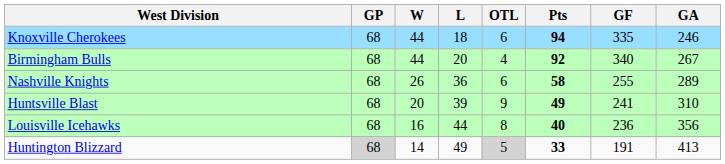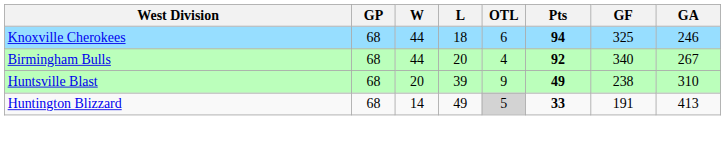(623, 37) 335 -> (623, 37) 325
- row: (58, 81)
(623, 103) 241 -> (623, 81) 238
- row: (64, 125)
(373, 147) lightgrey background -> (373, 103) no background
